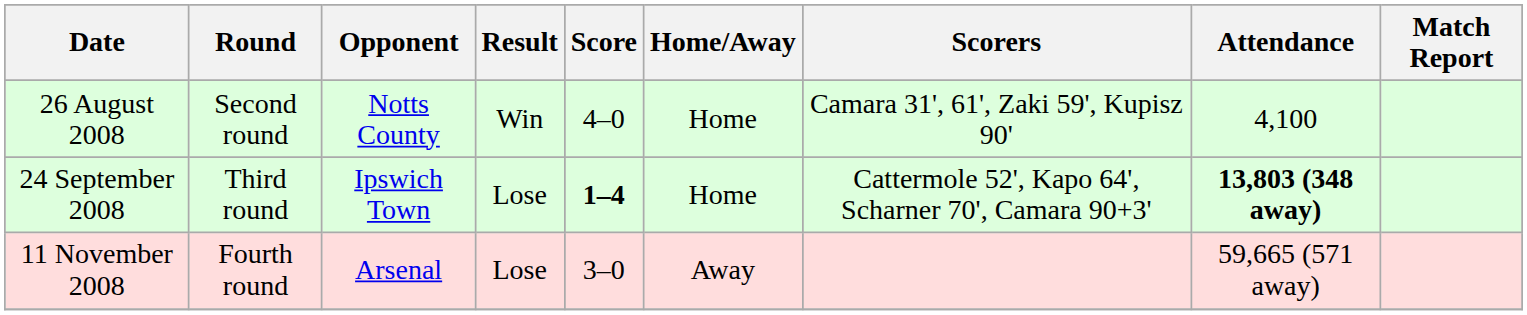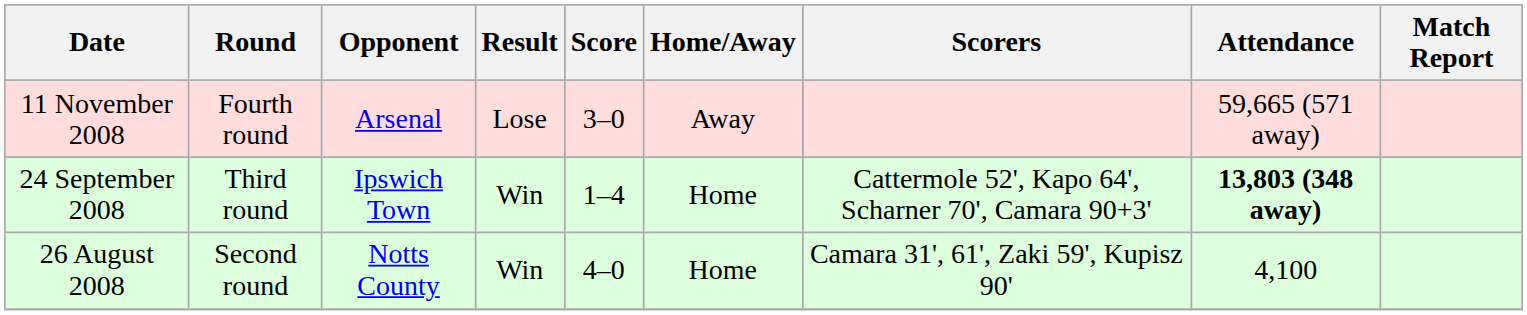rows swapped: (97, 118) <-> (97, 270)
(520, 194) Lose -> (520, 194) Win
(604, 194) bold -> (604, 194) normal
